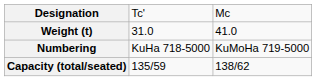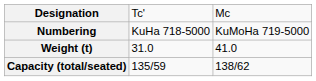rows swapped: (67, 48) <-> (67, 31)
